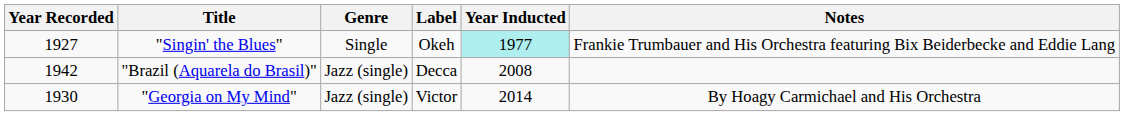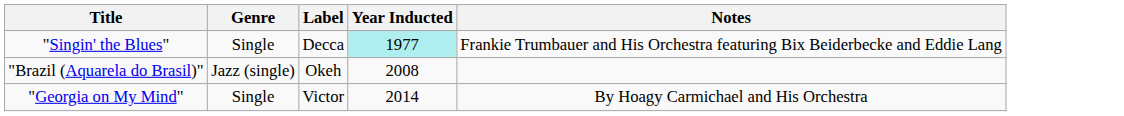- column: (61, 17)
(436, 44) Okeh -> (323, 44) Decca
(436, 70) Decca -> (323, 70) Okeh
(366, 96) Jazz (single) -> (253, 96) Single
